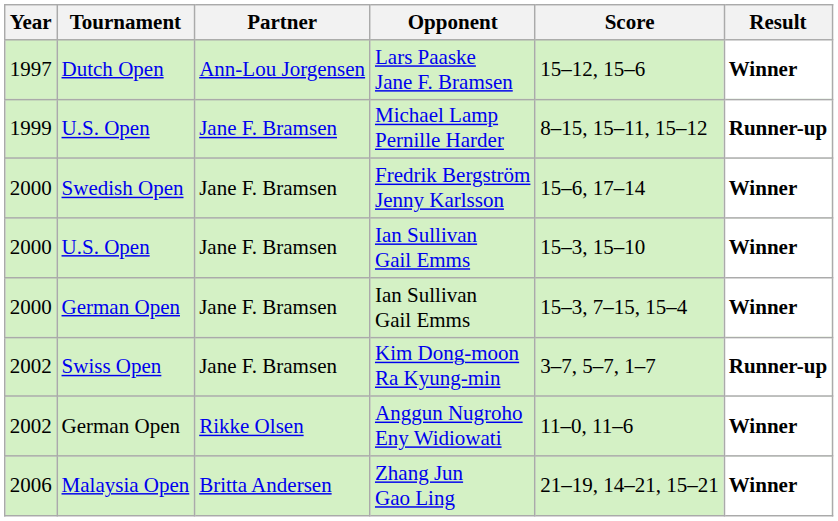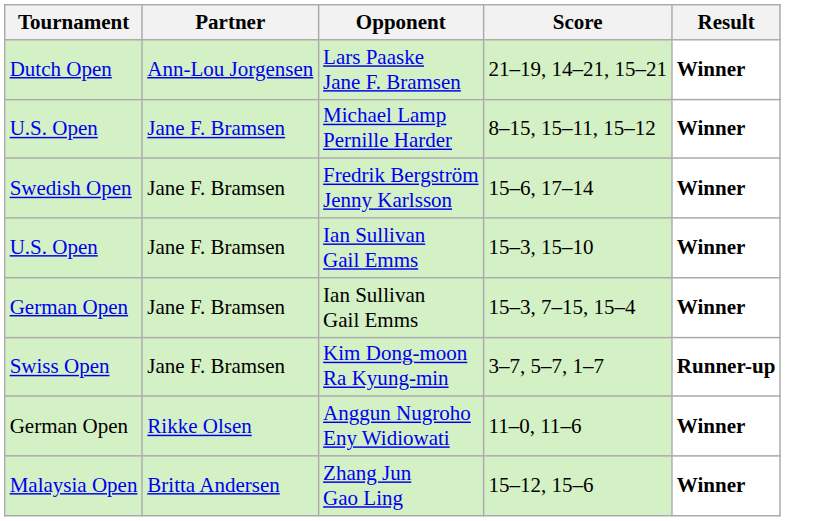- column: (31, 22)
(593, 69) 15–12, 15–6 -> (578, 69) 21–19, 14–21, 15–21
(778, 128) Runner-up -> (711, 128) Winner
(630, 485) 21–19, 14–21, 15–21 -> (541, 485) 15–12, 15–6
